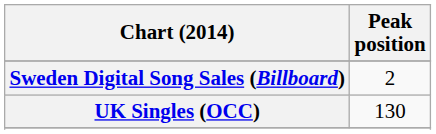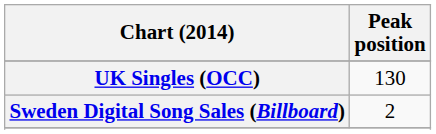rows swapped: (177, 77) <-> (177, 111)
